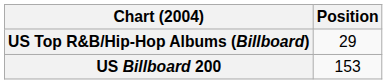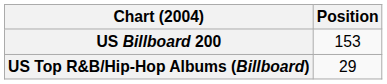rows swapped: (159, 66) <-> (159, 41)
